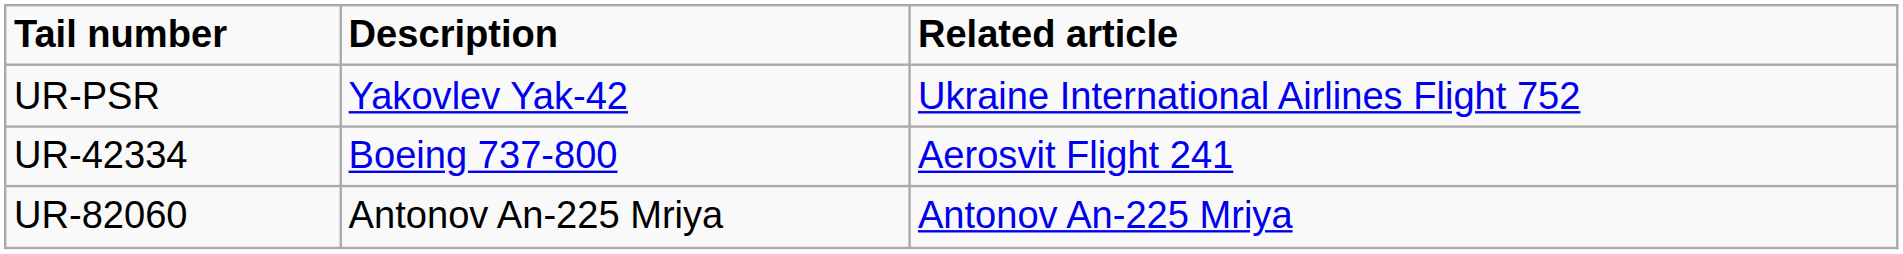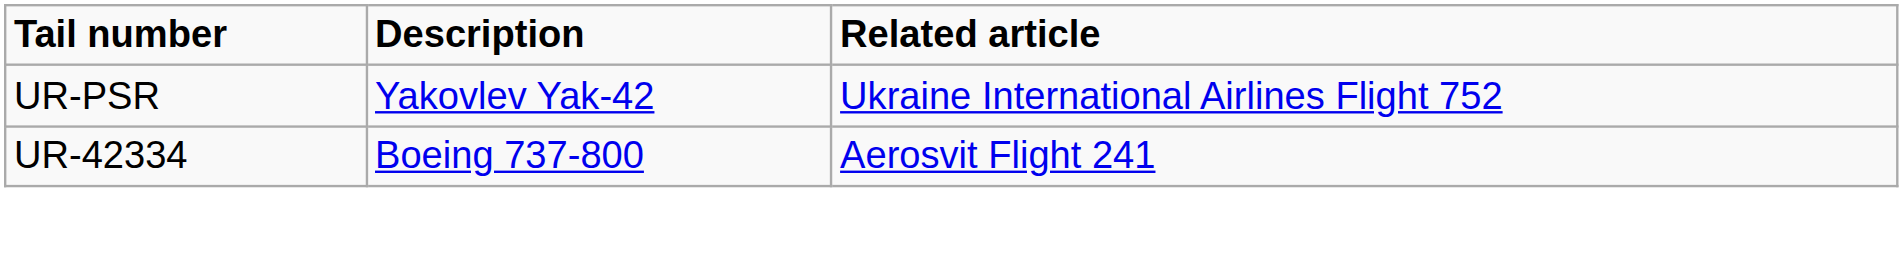- row: (101, 215)
